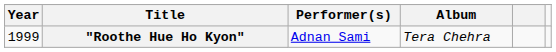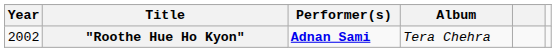(24, 37) 1999 -> (24, 37) 2002
(331, 37) normal -> (331, 37) bold
